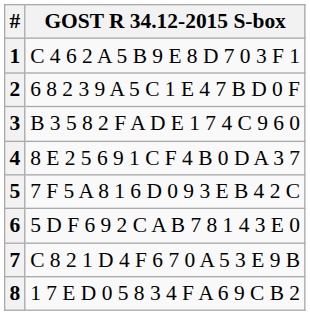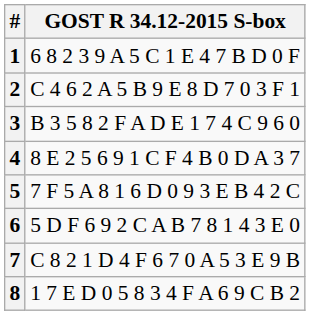(165, 55) C 4 6 2 A 5 B 9 E 8 D 7 0 3 F 1 -> (165, 55) 6 8 2 3 9 A 5 C 1 E 4 7 B D 0 F
(165, 89) 6 8 2 3 9 A 5 C 1 E 4 7 B D 0 F -> (165, 89) C 4 6 2 A 5 B 9 E 8 D 7 0 3 F 1
